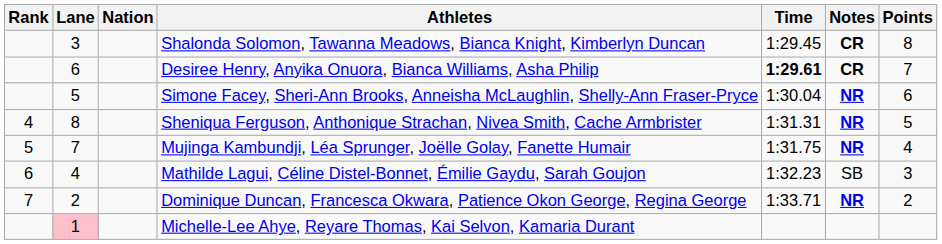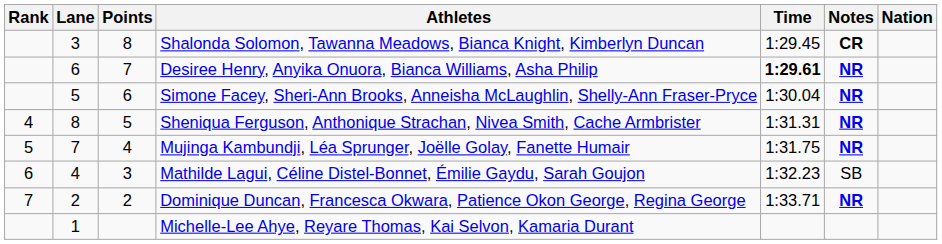columns swapped: (128, 17) <-> (908, 17)
(852, 69) CR -> (851, 69) NR
(75, 226) pink background -> (75, 226) no background
